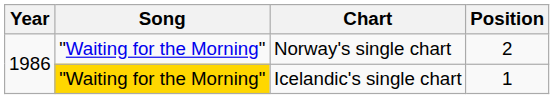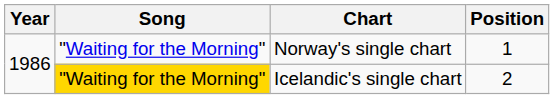(507, 49) 2 -> (507, 49) 1
(507, 78) 1 -> (507, 78) 2
